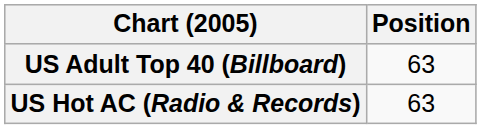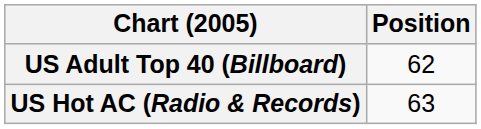(421, 63) 63 -> (421, 63) 62
